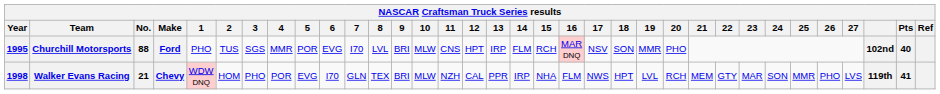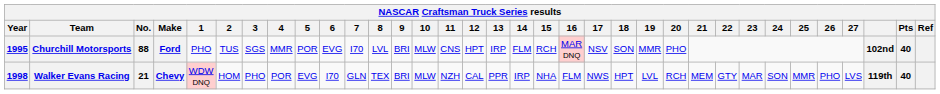(906, 76) 41 -> (906, 76) 40
